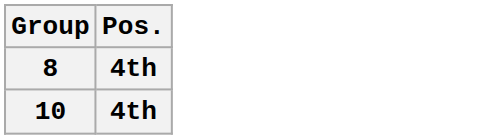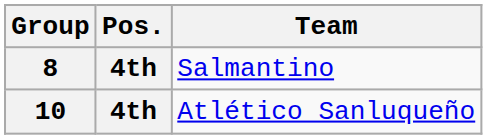+ column: (326, 26)
